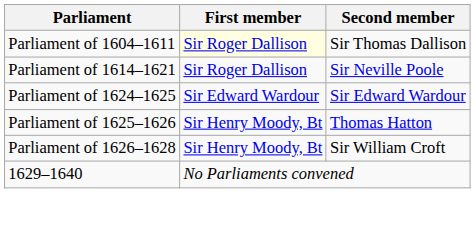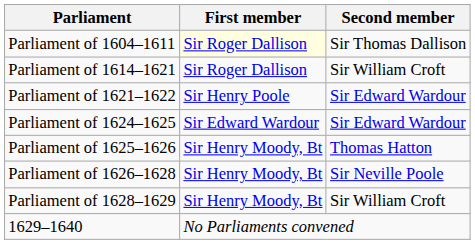(387, 69) Sir Neville Poole -> (388, 69) Sir William Croft
+ row: (92, 95)
(388, 148) Sir William Croft -> (387, 174) Sir Neville Poole
+ row: (92, 200)
